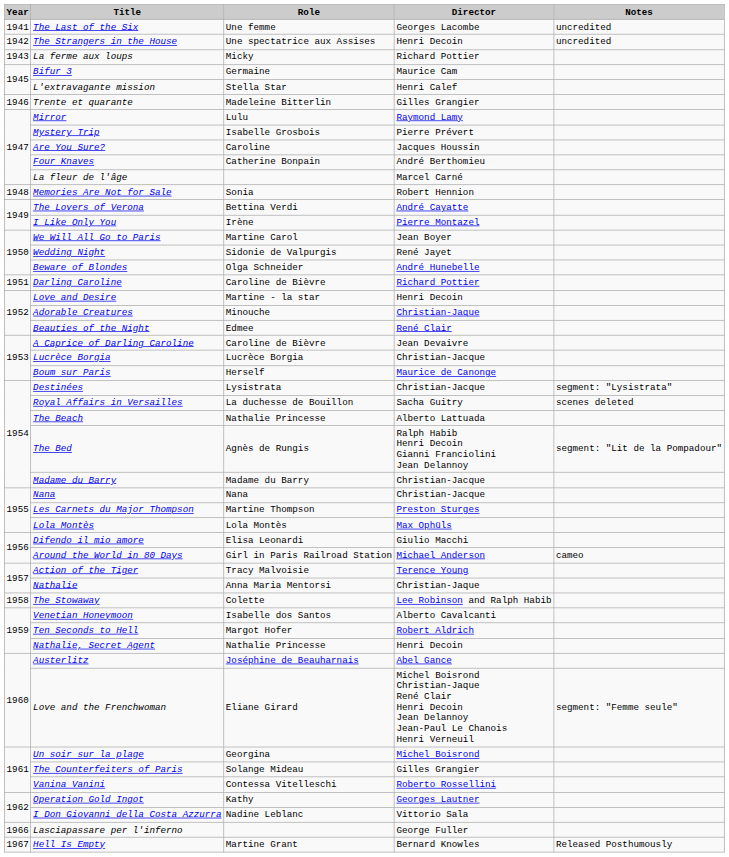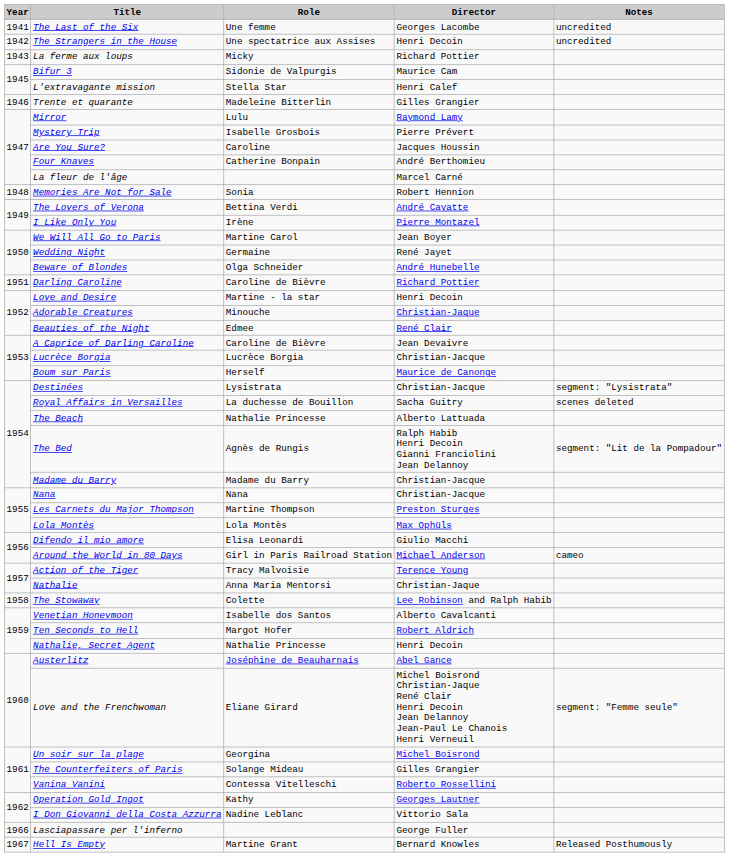(248, 72) Germaine -> (281, 72) Sidonie de Valpurgis
(281, 253) Sidonie de Valpurgis -> (248, 253) Germaine
